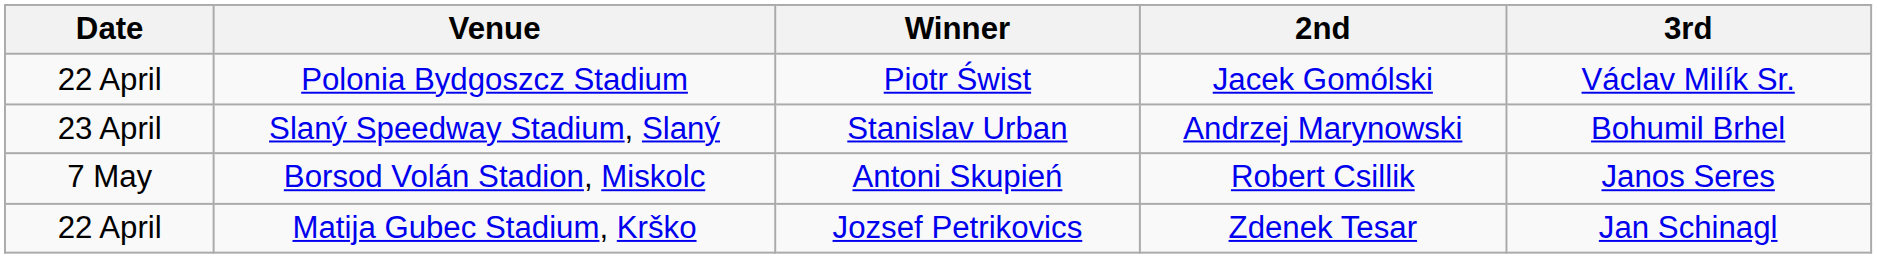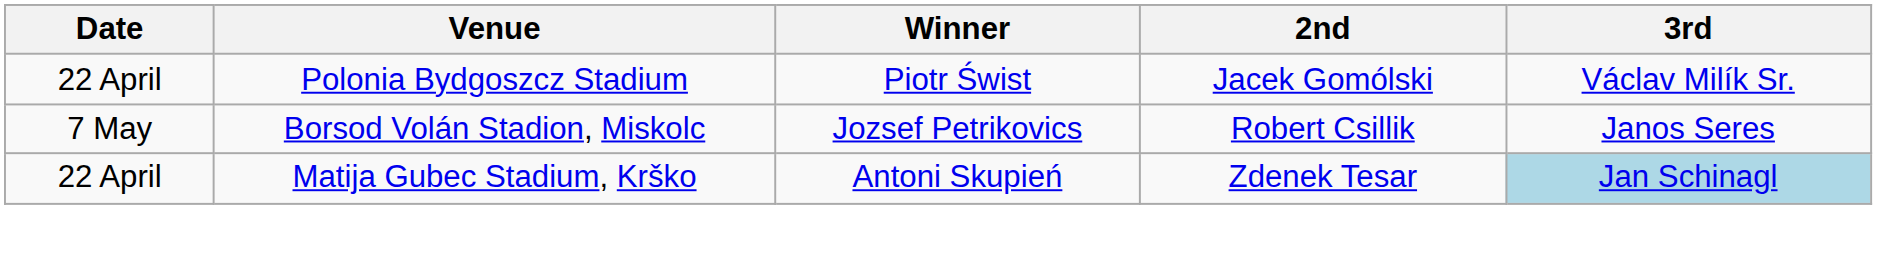- row: (495, 128)
(957, 177) Antoni Skupień -> (957, 128) Jozsef Petrikovics
(957, 227) Jozsef Petrikovics -> (957, 177) Antoni Skupień
(1688, 227) no background -> (1688, 177) lightblue background
